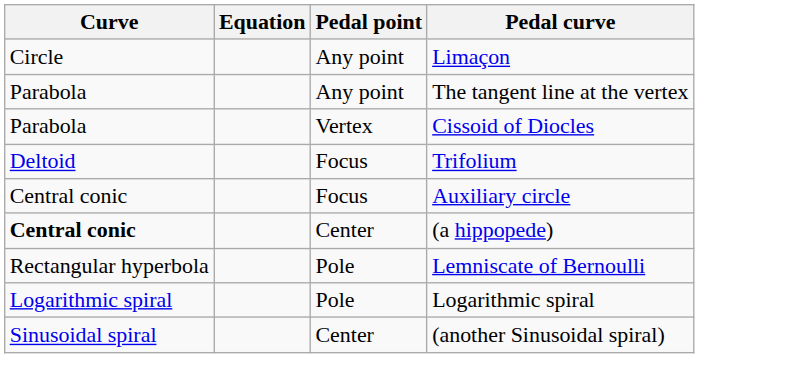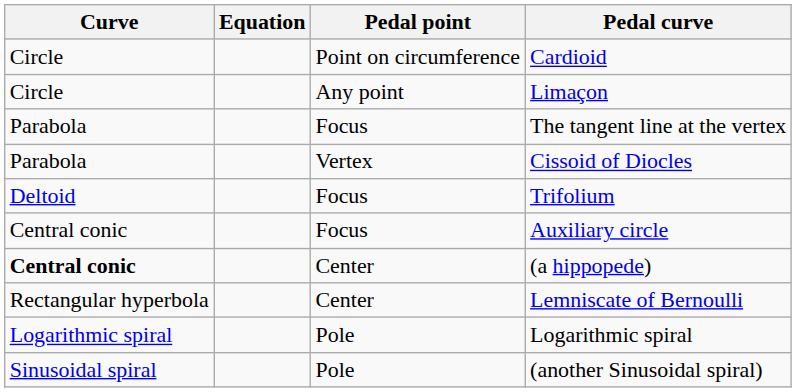+ row: (568, 56)
(360, 91) Any point -> (342, 126) Focus
(335, 265) Pole -> (345, 299) Center
(345, 334) Center -> (335, 369) Pole
